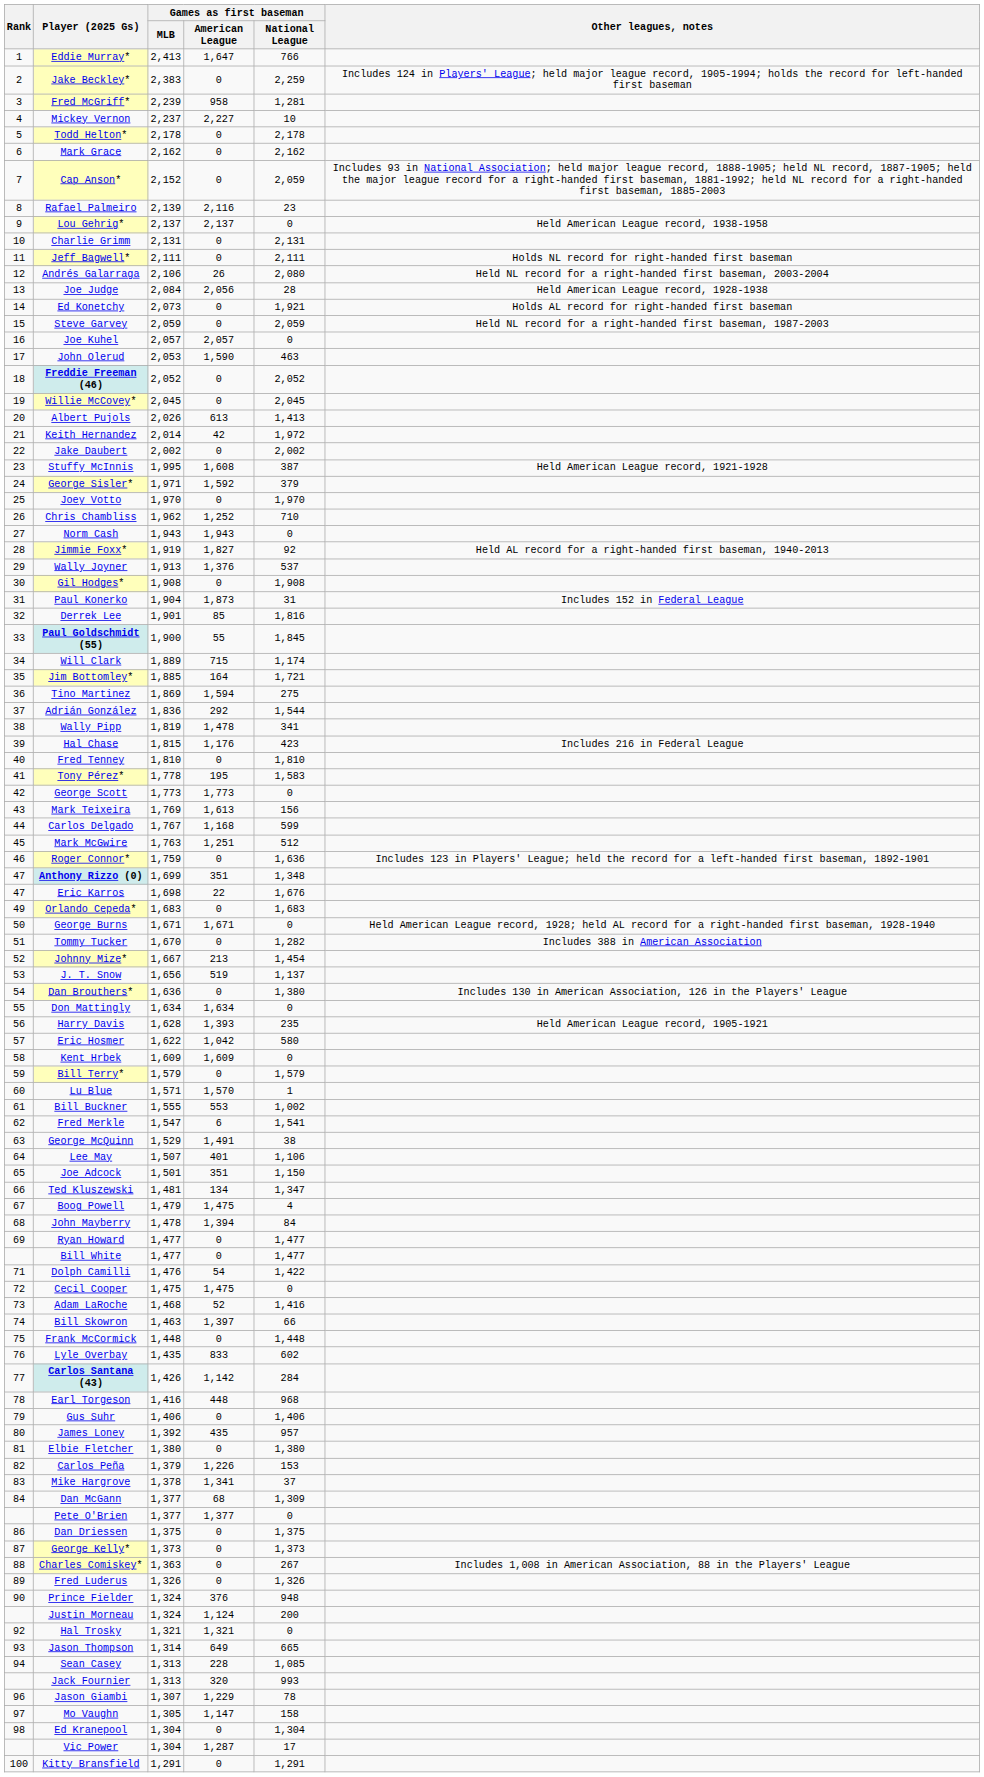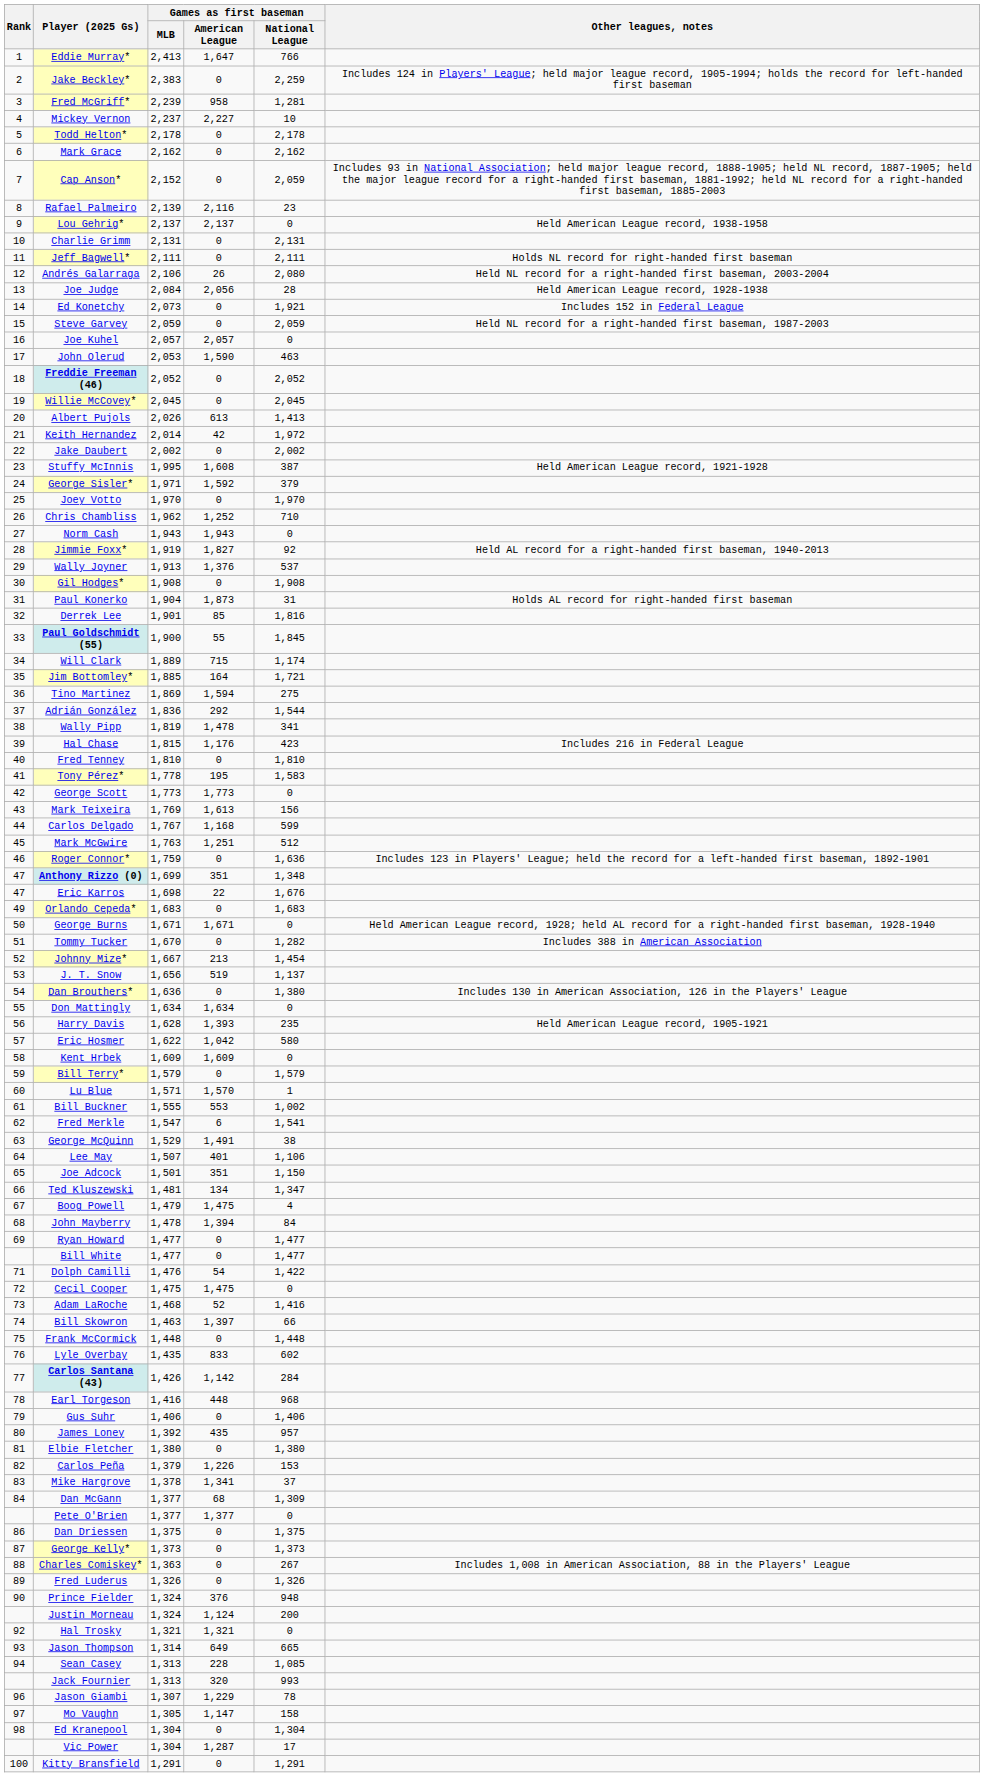(652, 307) Holds AL record for right-handed first baseman -> (652, 307) Includes 152 in Federal League
(652, 600) Includes 152 in Federal League -> (652, 600) Holds AL record for right-handed first baseman
